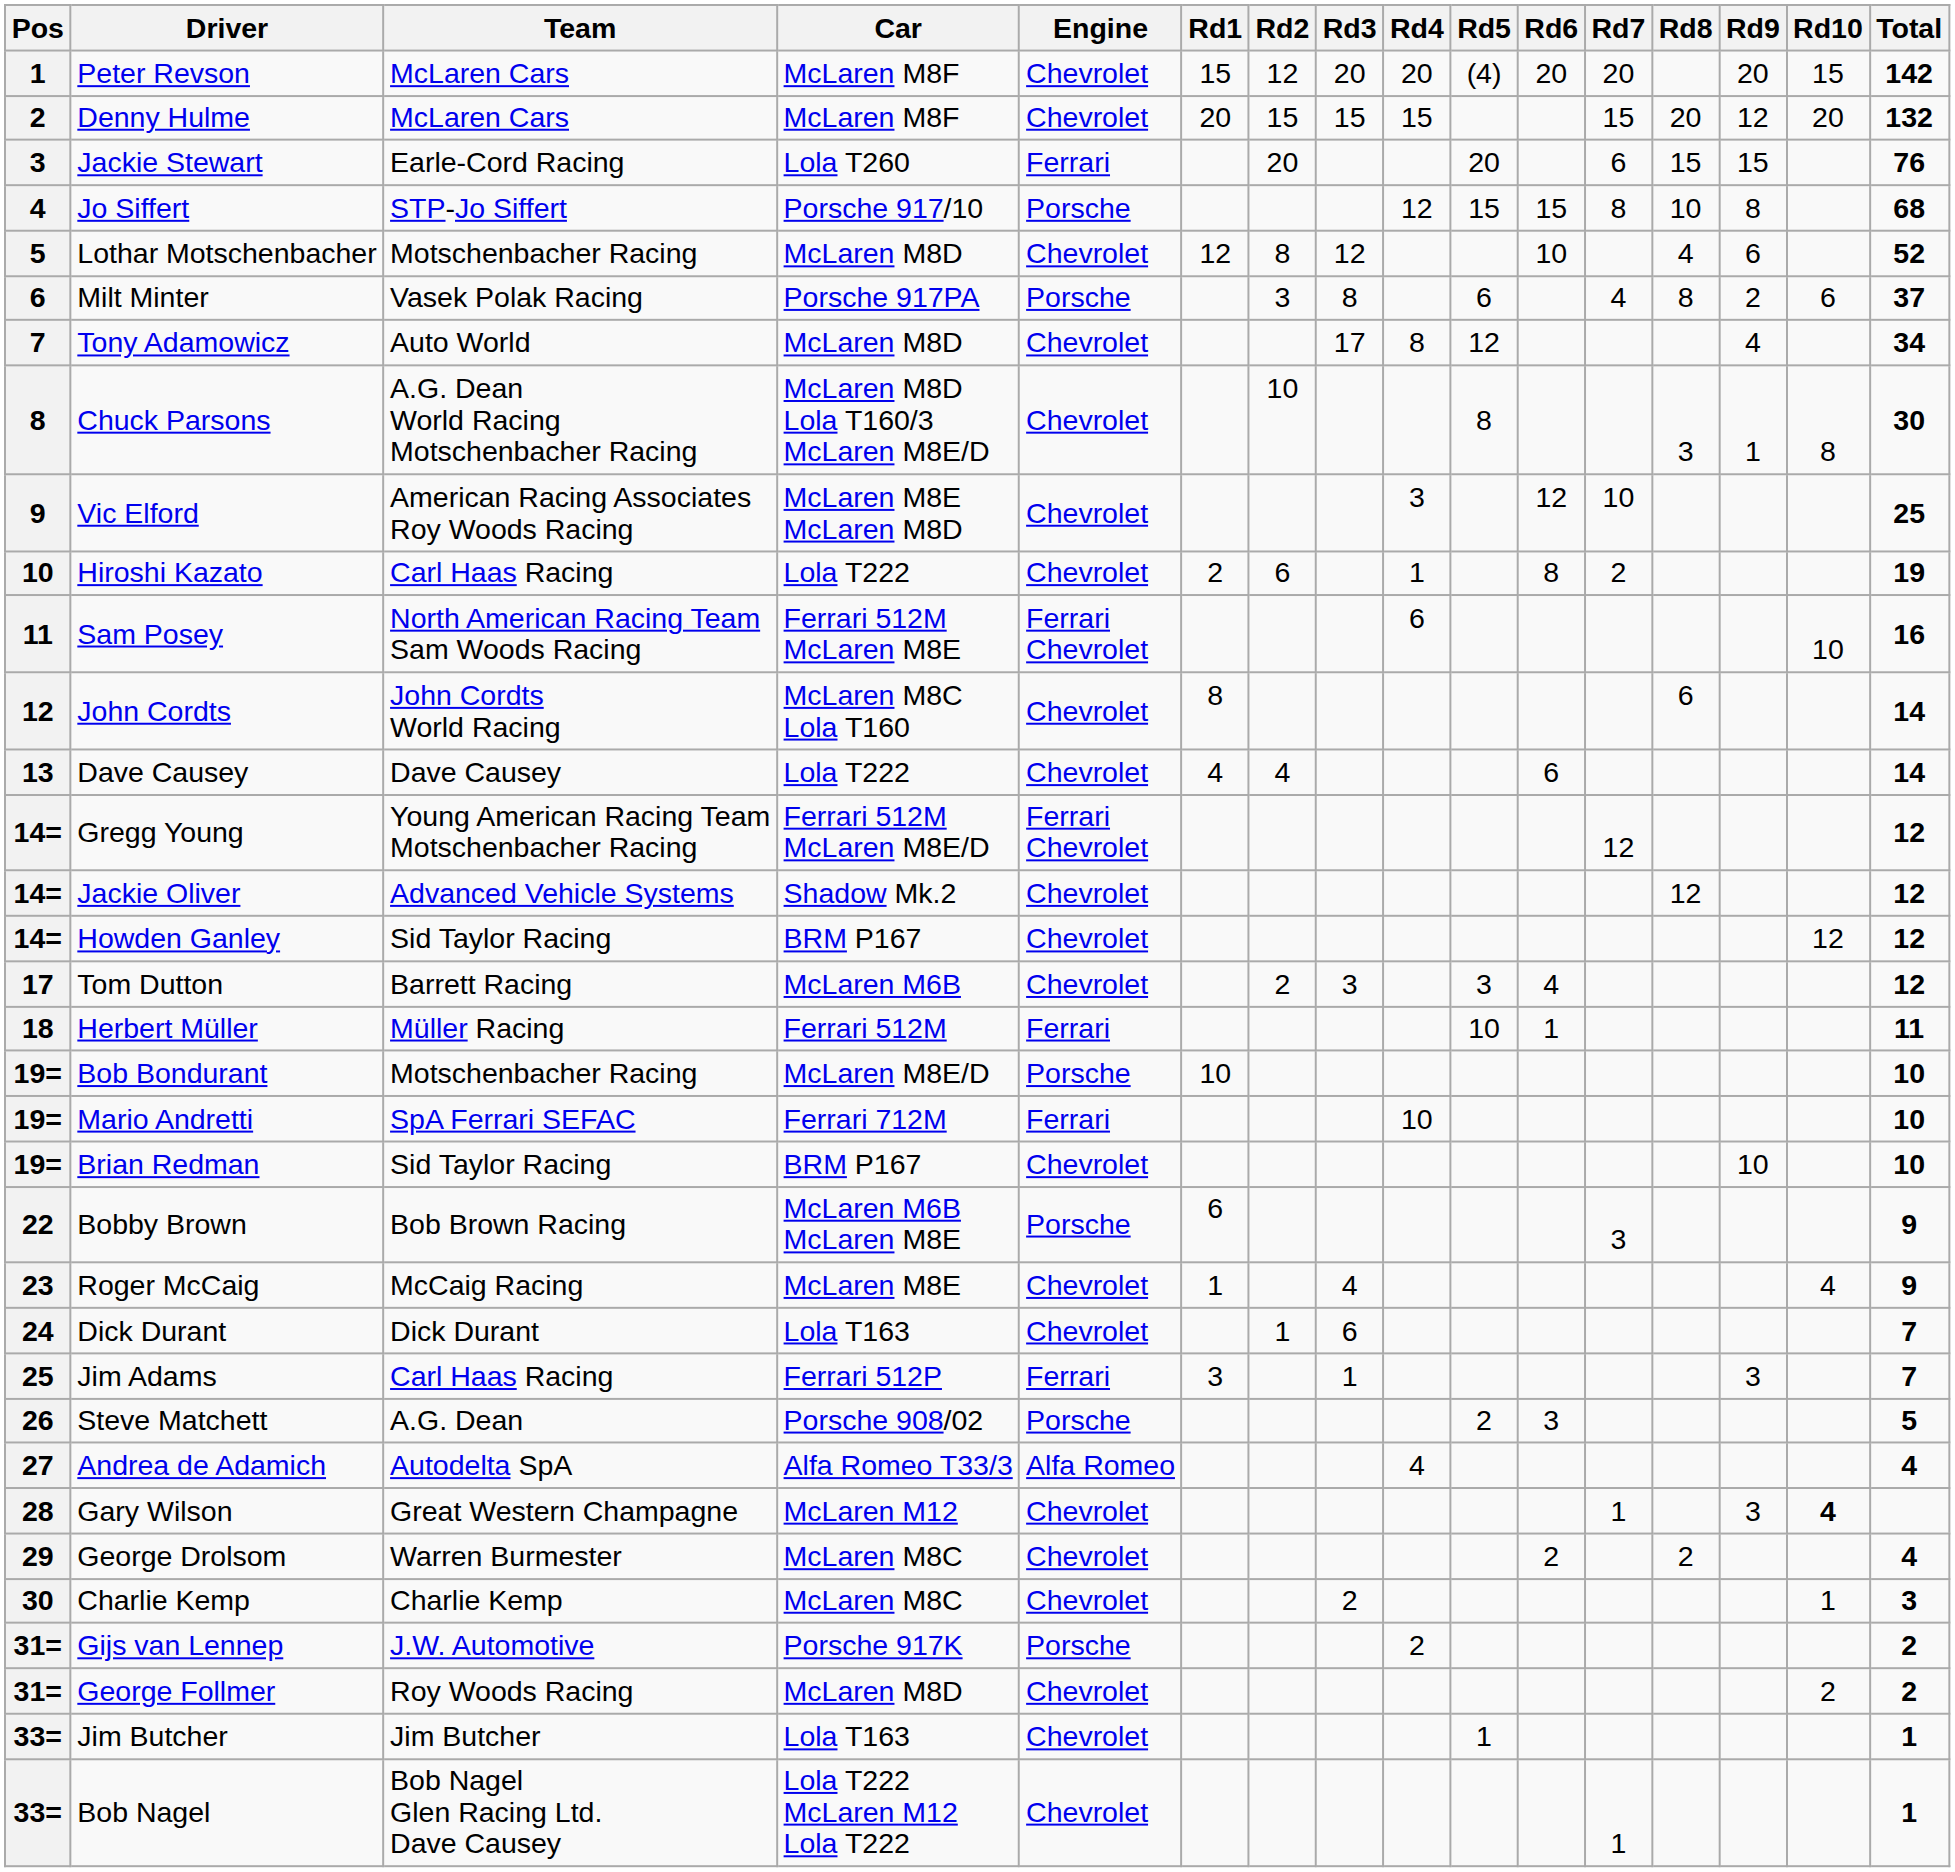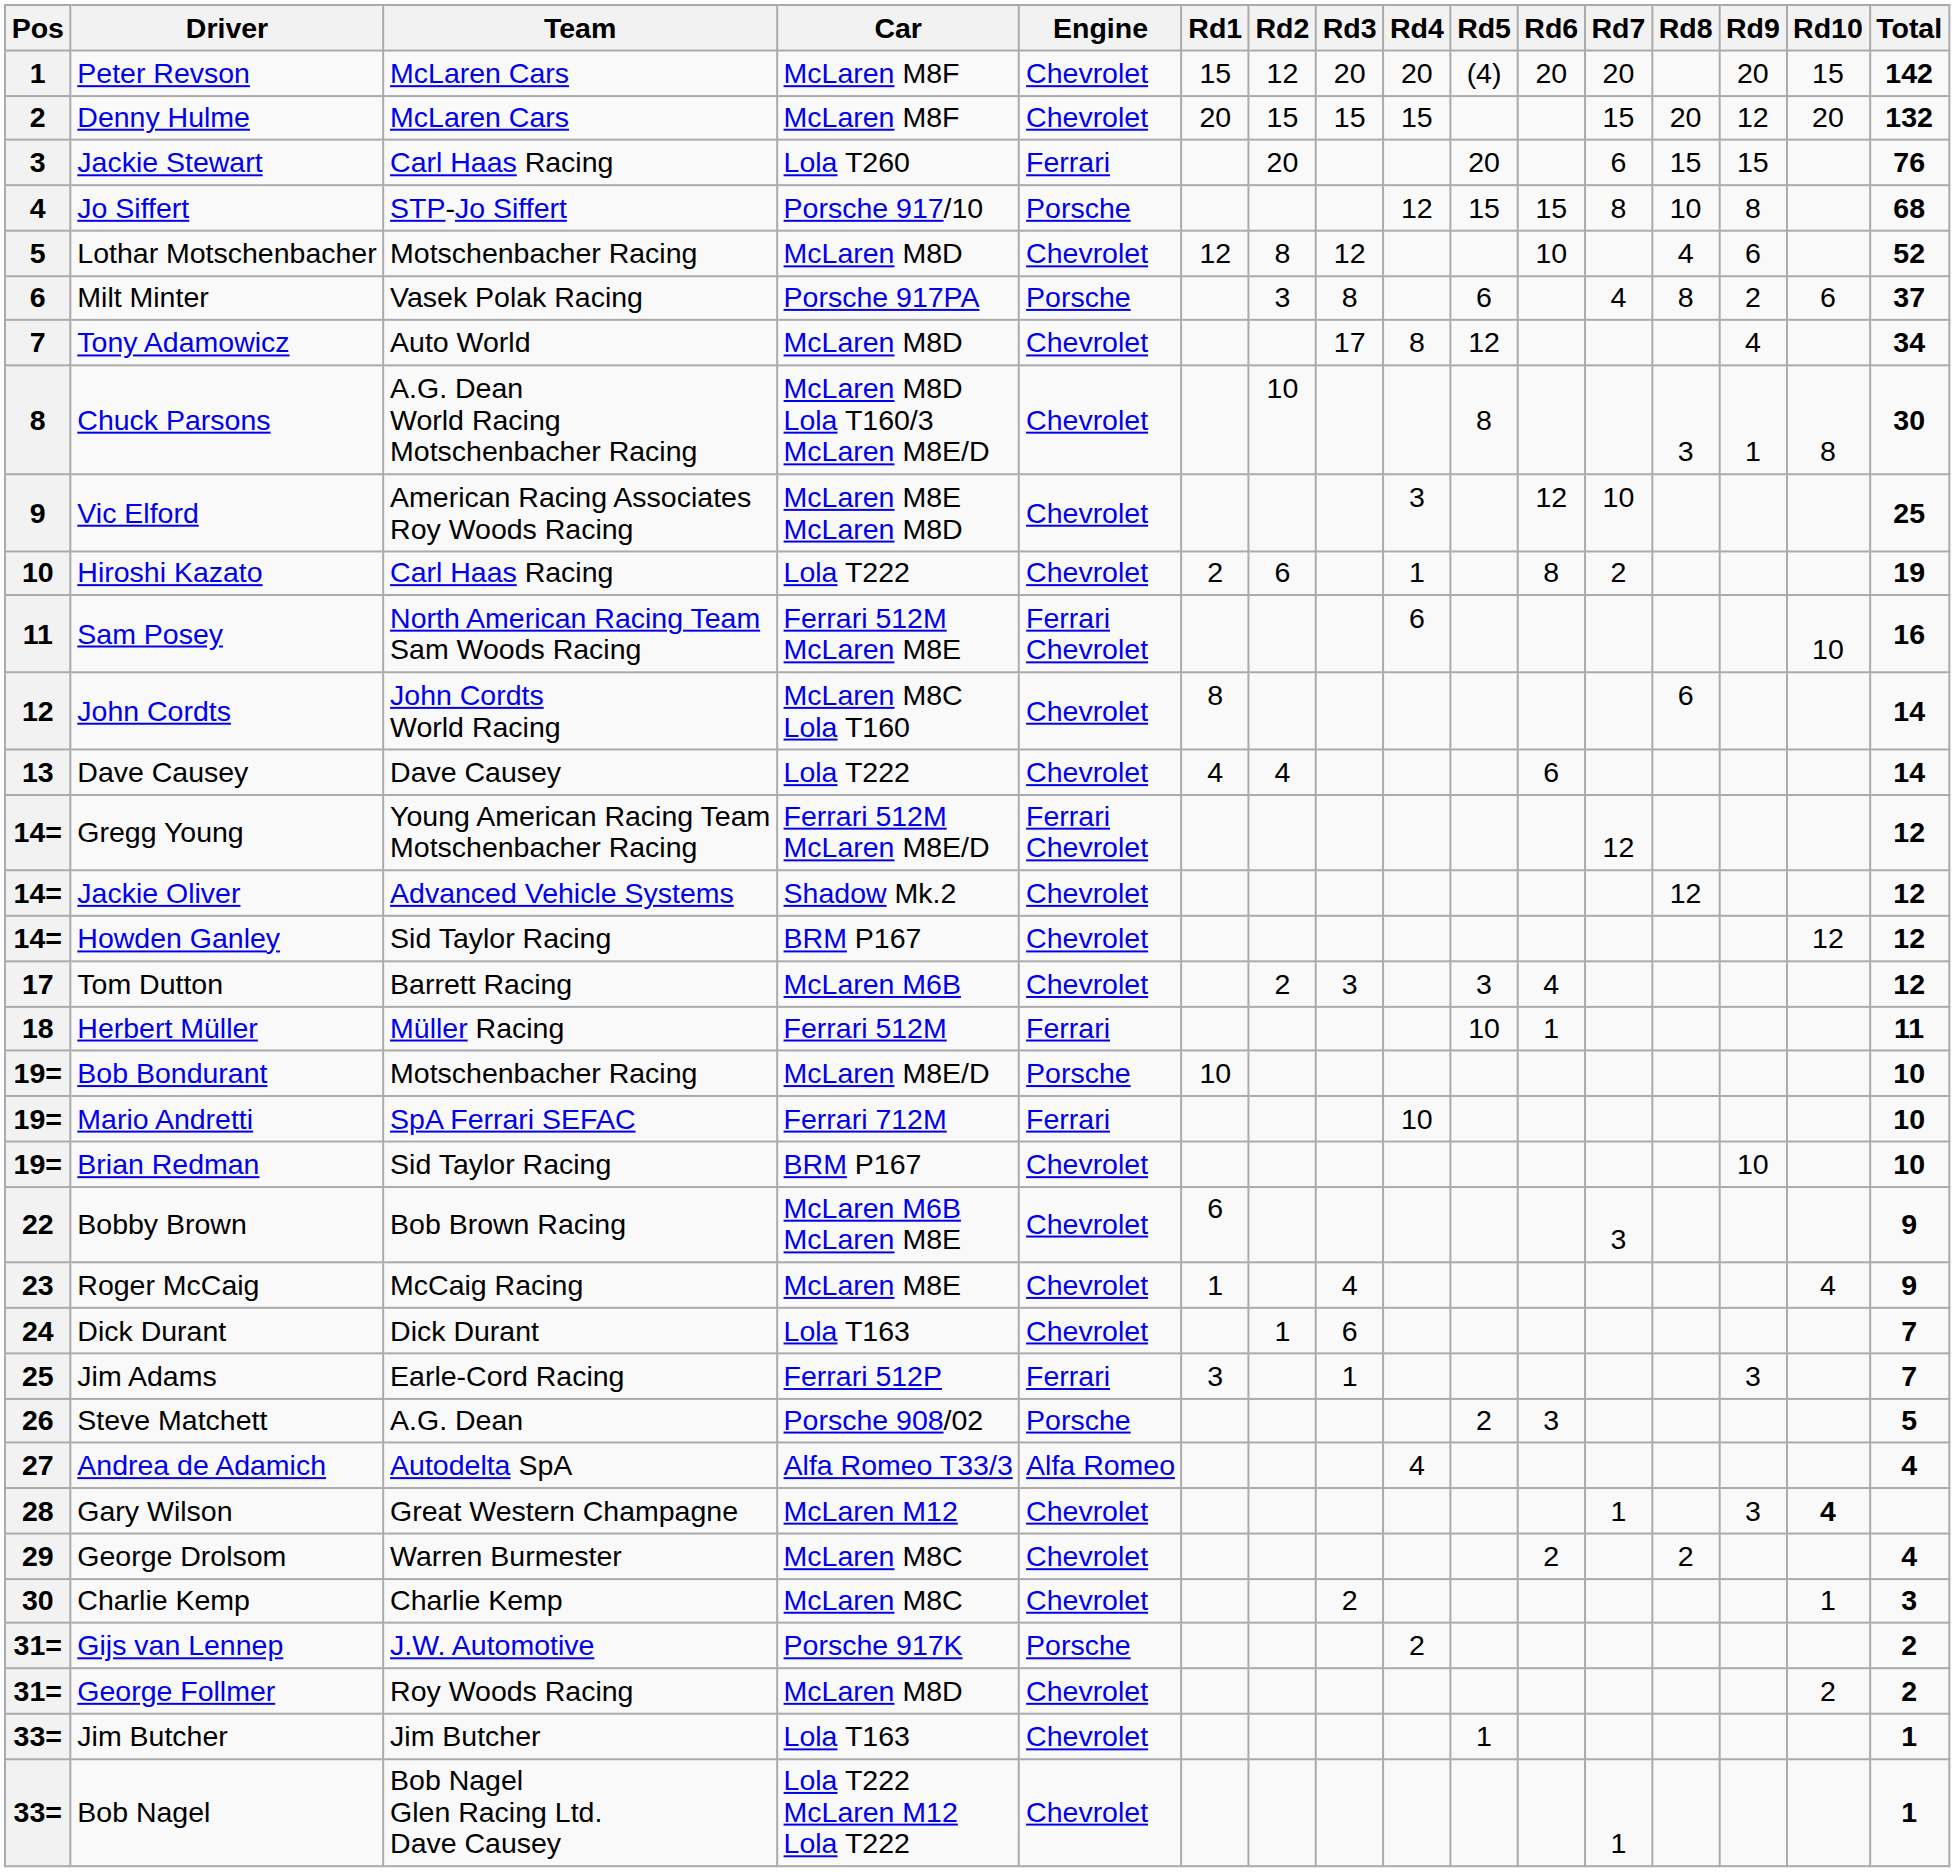(507, 163) Earle-Cord Racing -> (502, 163) Carl Haas Racing
(1078, 1225) Porsche -> (1087, 1225) Chevrolet
(502, 1376) Carl Haas Racing -> (507, 1376) Earle-Cord Racing
